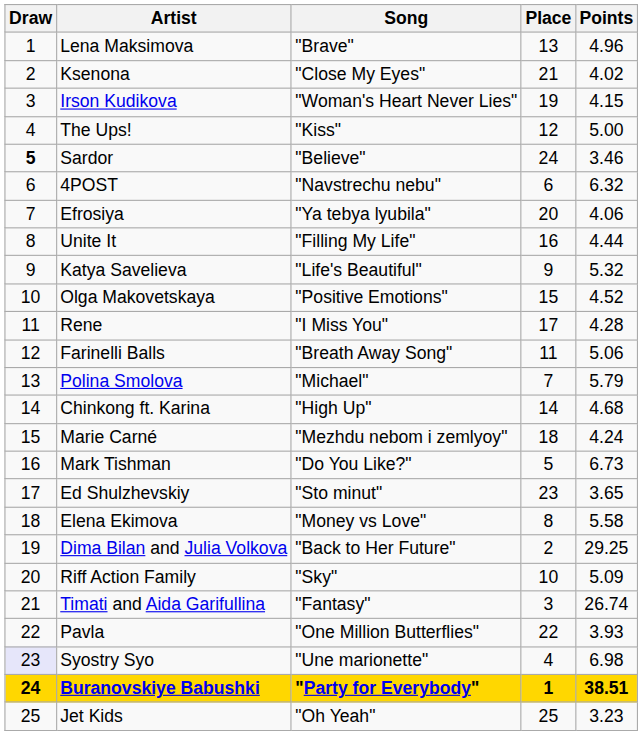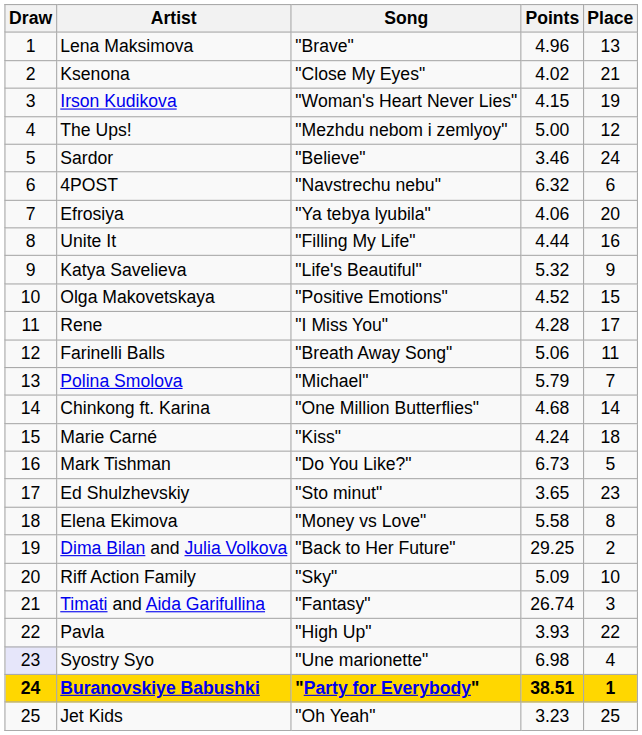columns swapped: (606, 18) <-> (548, 18)
(318, 130) "Kiss" -> (401, 130) "Mezhdu nebom i zemlyoy"
(31, 158) bold -> (31, 158) normal
(333, 409) "High Up" -> (387, 409) "One Million Butterflies"
(401, 437) "Mezhdu nebom i zemlyoy" -> (318, 437) "Kiss"
(387, 632) "One Million Butterflies" -> (333, 632) "High Up"
